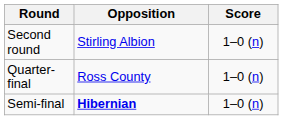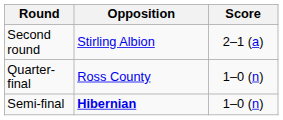(243, 42) 1–0 (n) -> (243, 42) 2–1 (a)
